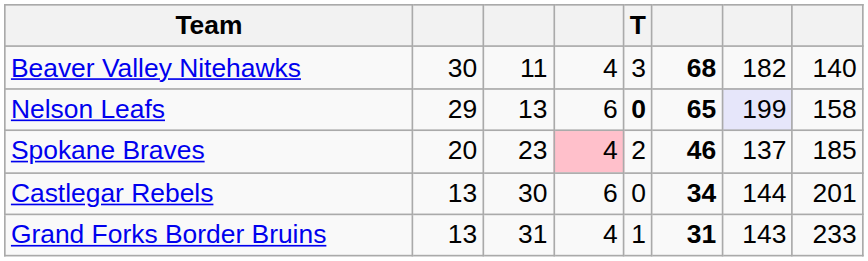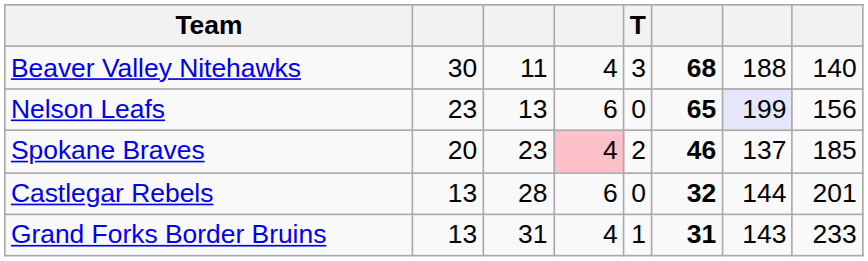(764, 67) 182 -> (764, 67) 188
(462, 109) 29 -> (462, 109) 23
(639, 109) bold -> (639, 109) normal
(835, 109) 158 -> (835, 109) 156
(533, 192) 30 -> (533, 192) 28
(701, 192) 34 -> (701, 192) 32
